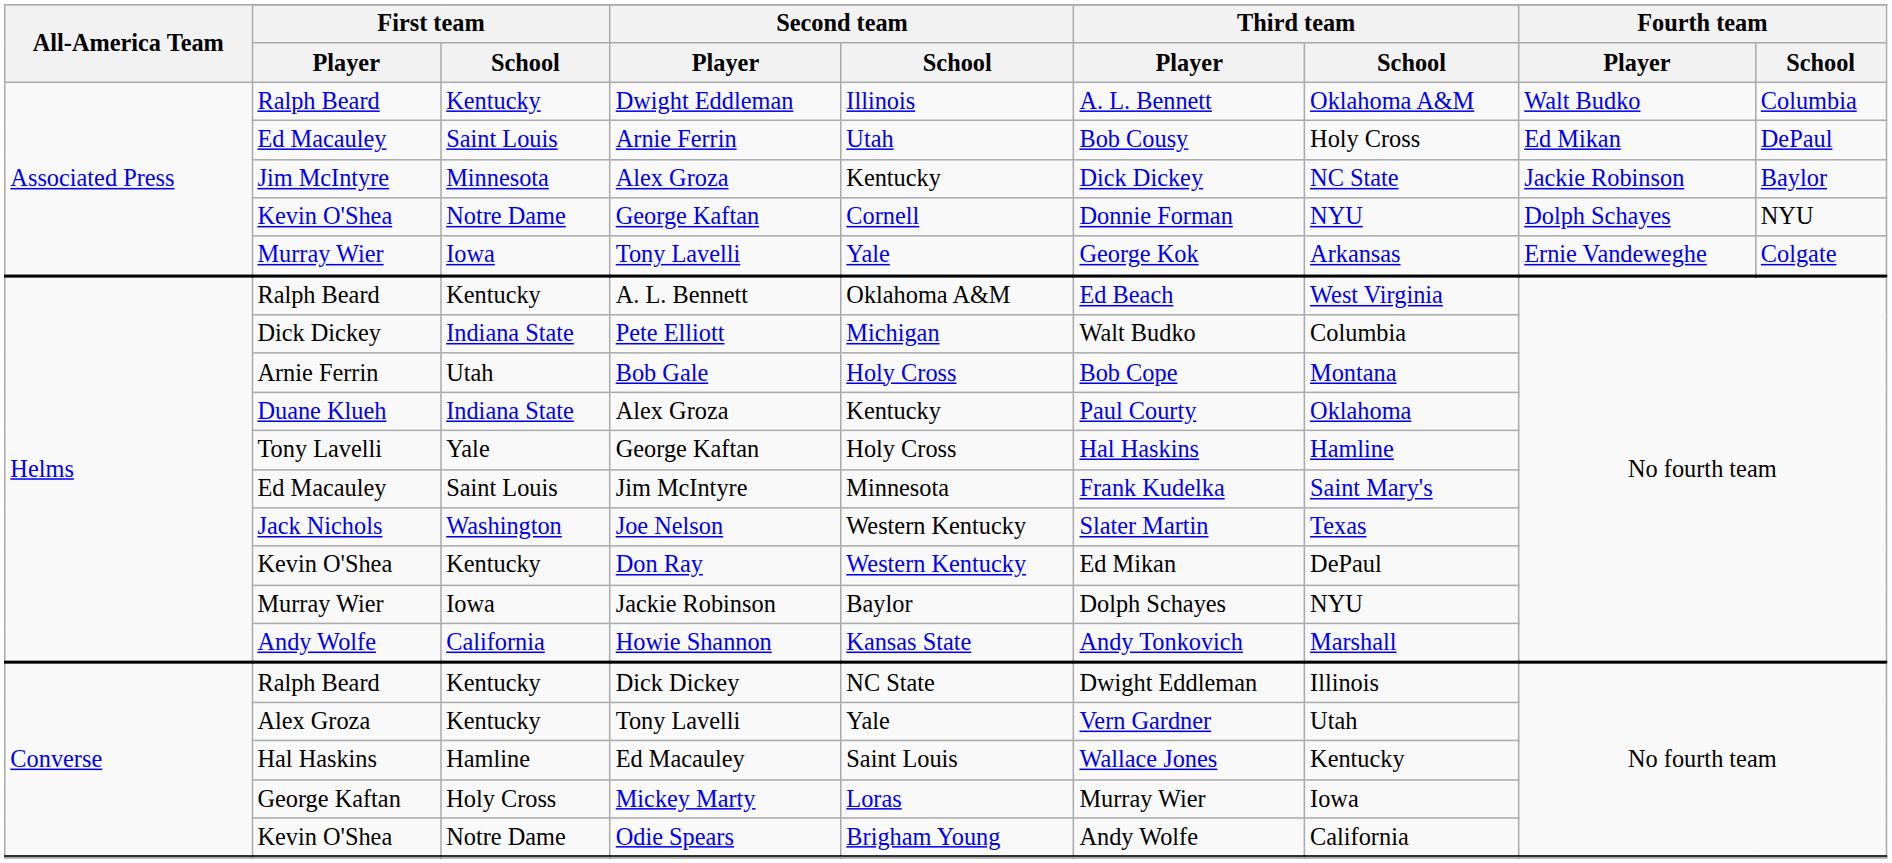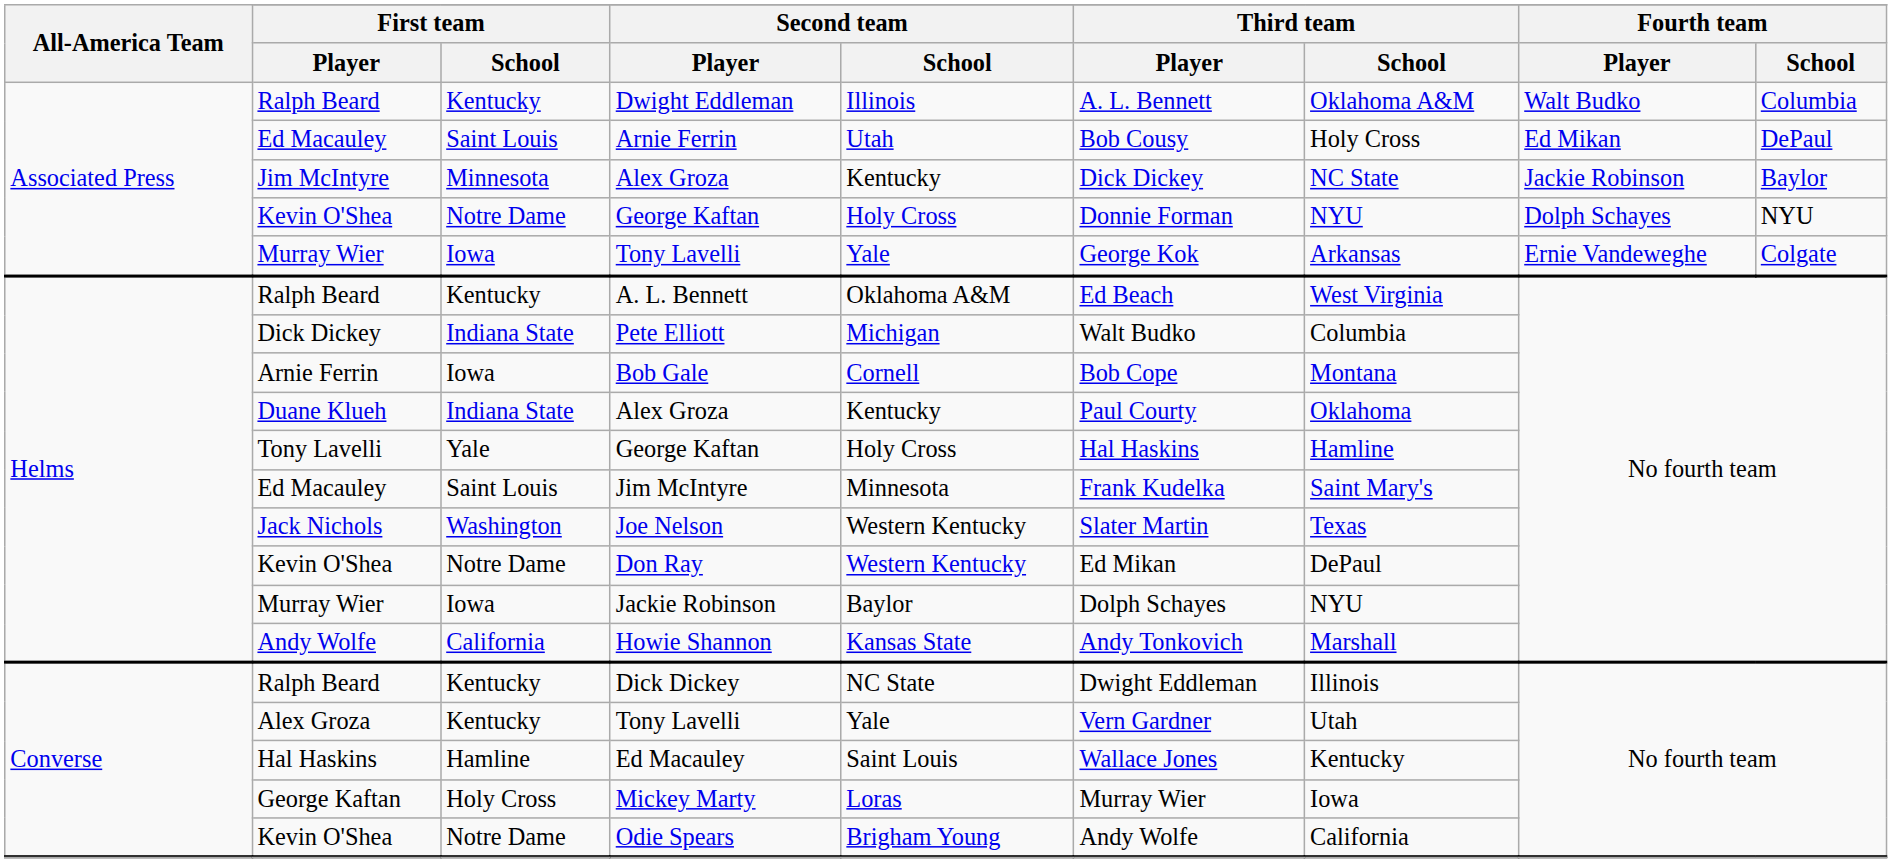(883, 216) Cornell -> (901, 216) Holy Cross
(470, 372) Utah -> (471, 372) Iowa
(901, 372) Holy Cross -> (883, 372) Cornell
(493, 565) Kentucky -> (506, 565) Notre Dame
